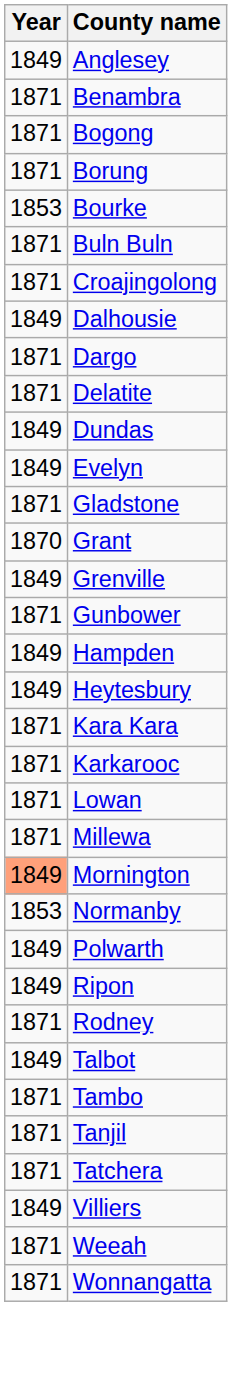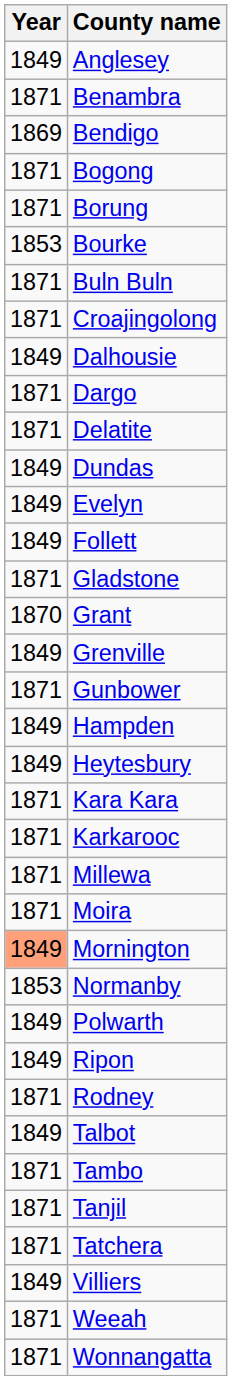+ row: (116, 134)
+ row: (105, 541)
- row: (107, 801)
+ row: (102, 912)
